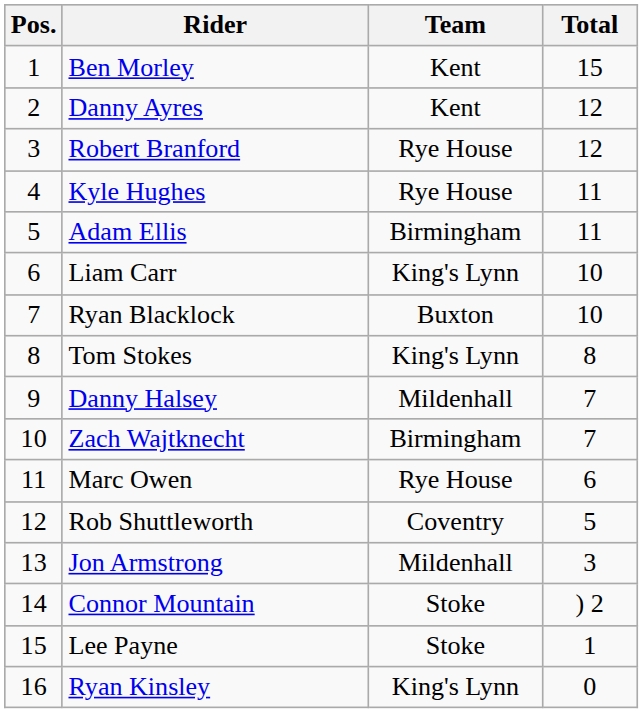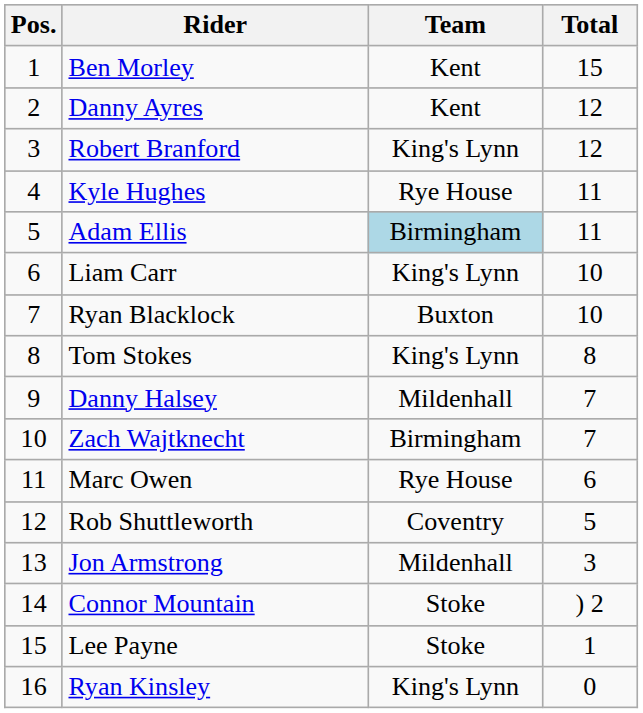(455, 149) Rye House -> (455, 149) King's Lynn
(455, 231) no background -> (455, 231) lightblue background
